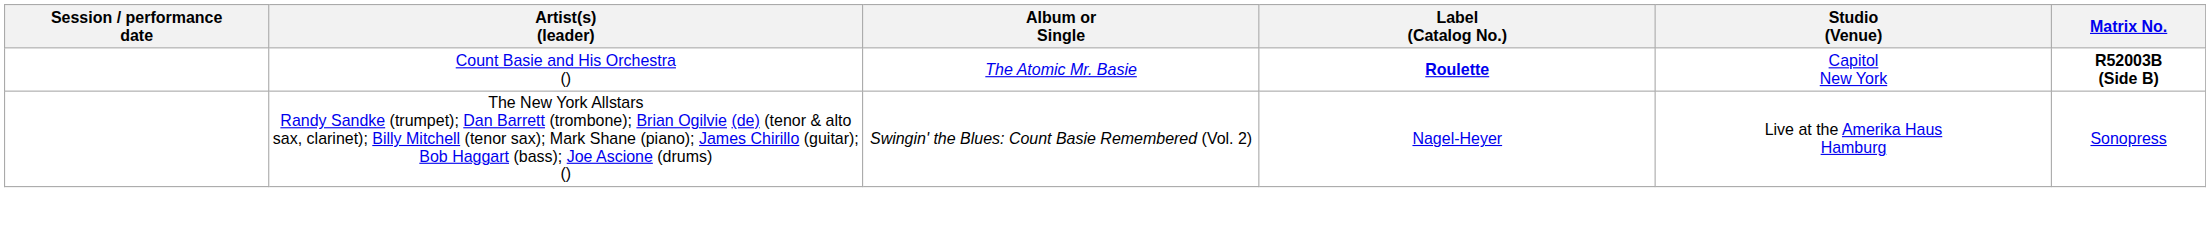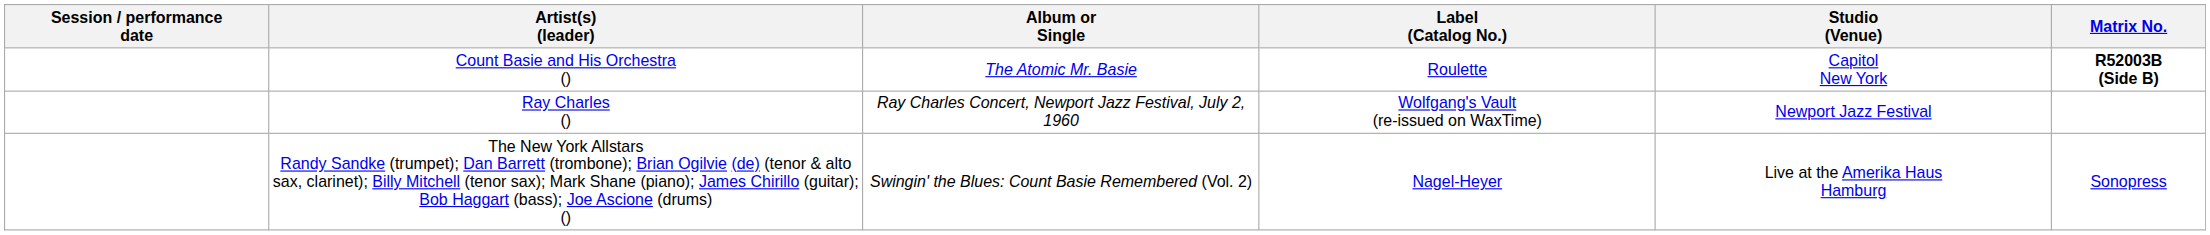(1457, 69) bold -> (1457, 69) normal
+ row: (566, 112)
